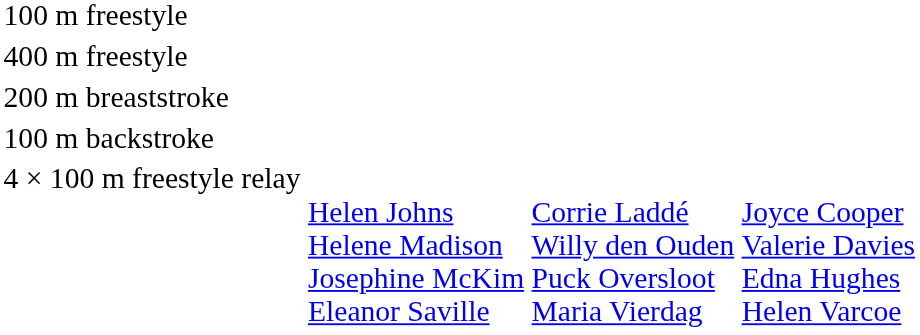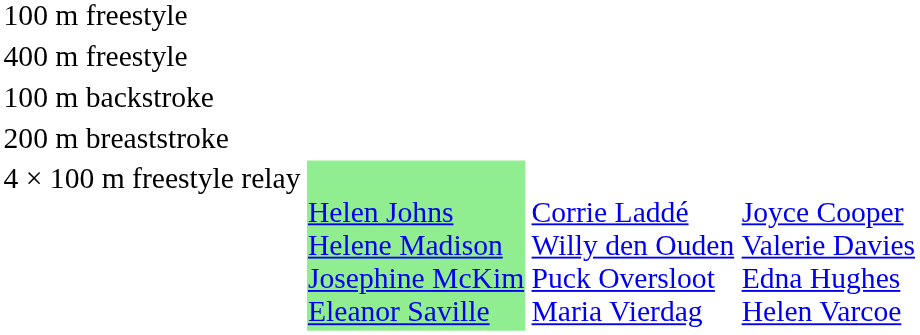rows swapped: (109, 137) <-> (116, 97)
(416, 261) no background -> (416, 261) lightgreen background
